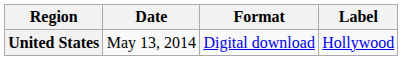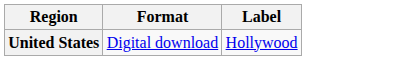- column: (151, 17)
